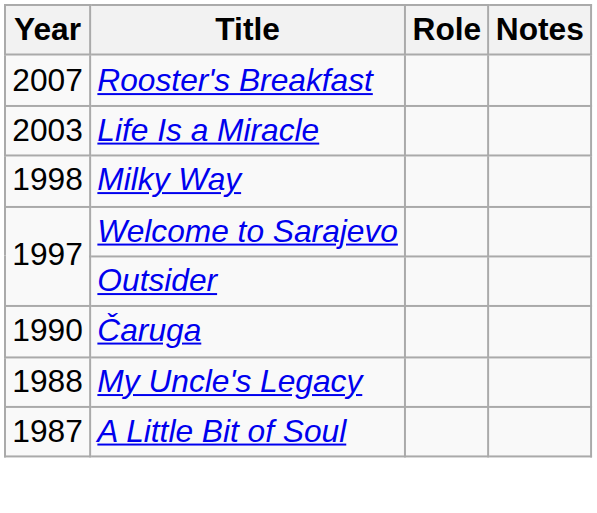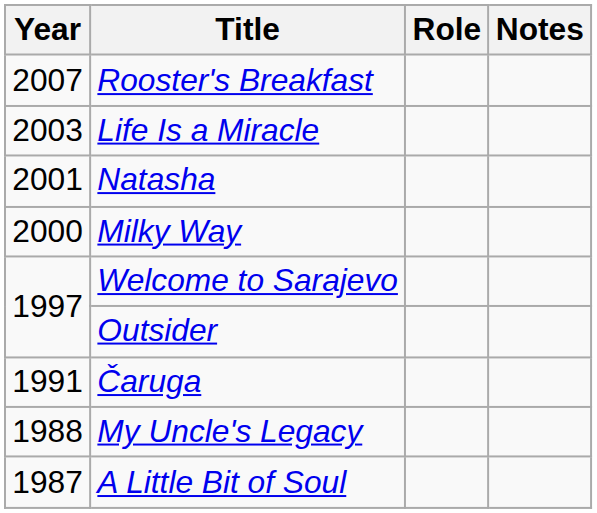+ row: (156, 180)
(48, 180) 1998 -> (48, 230) 2000
(48, 331) 1990 -> (48, 381) 1991
